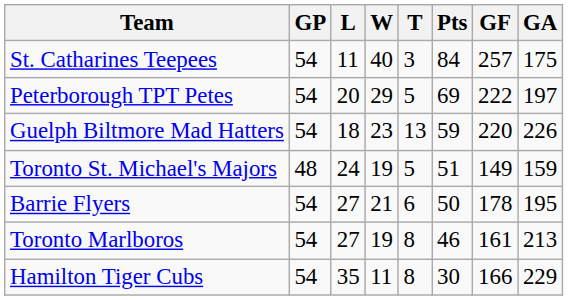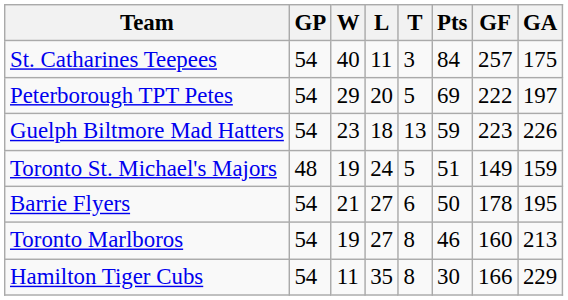columns swapped: (382, 22) <-> (348, 22)
(495, 131) 220 -> (495, 131) 223
(495, 240) 161 -> (495, 240) 160
